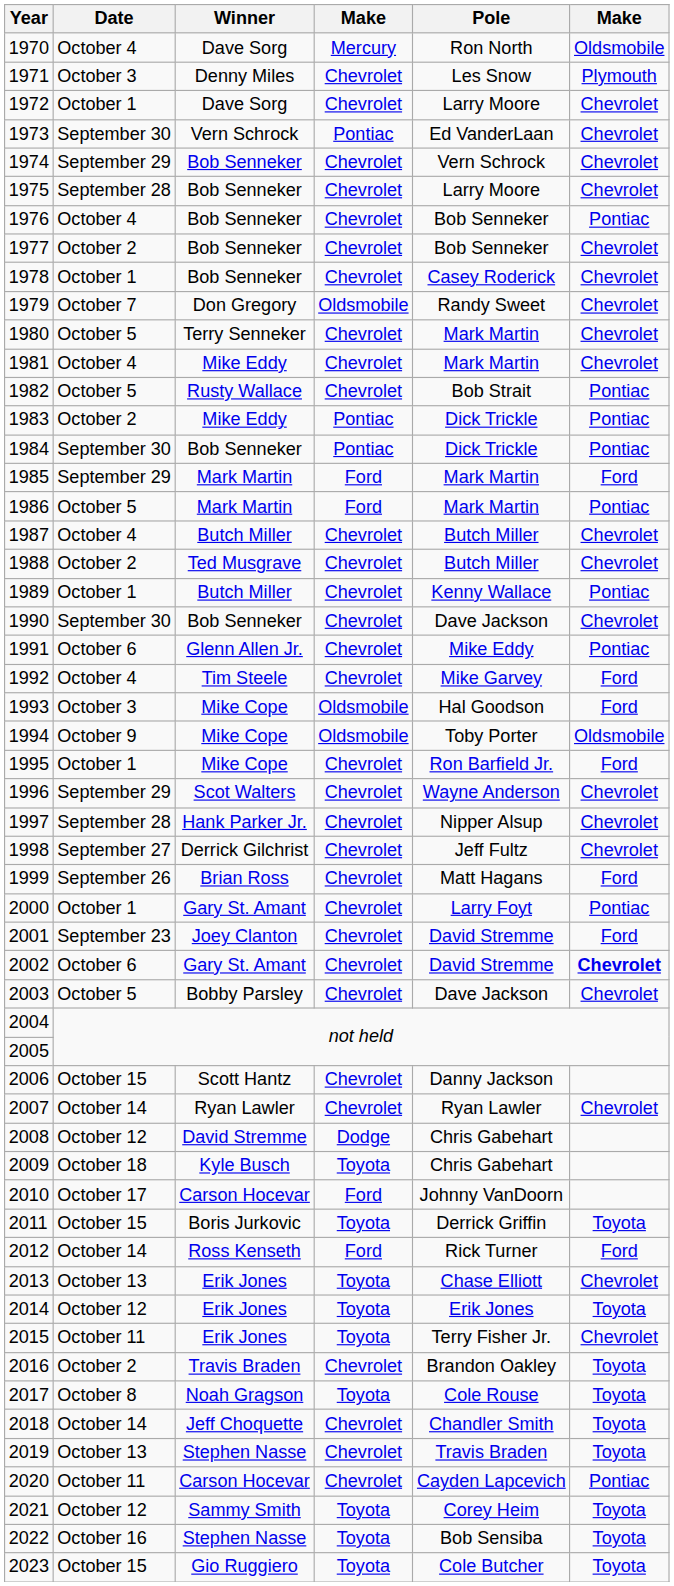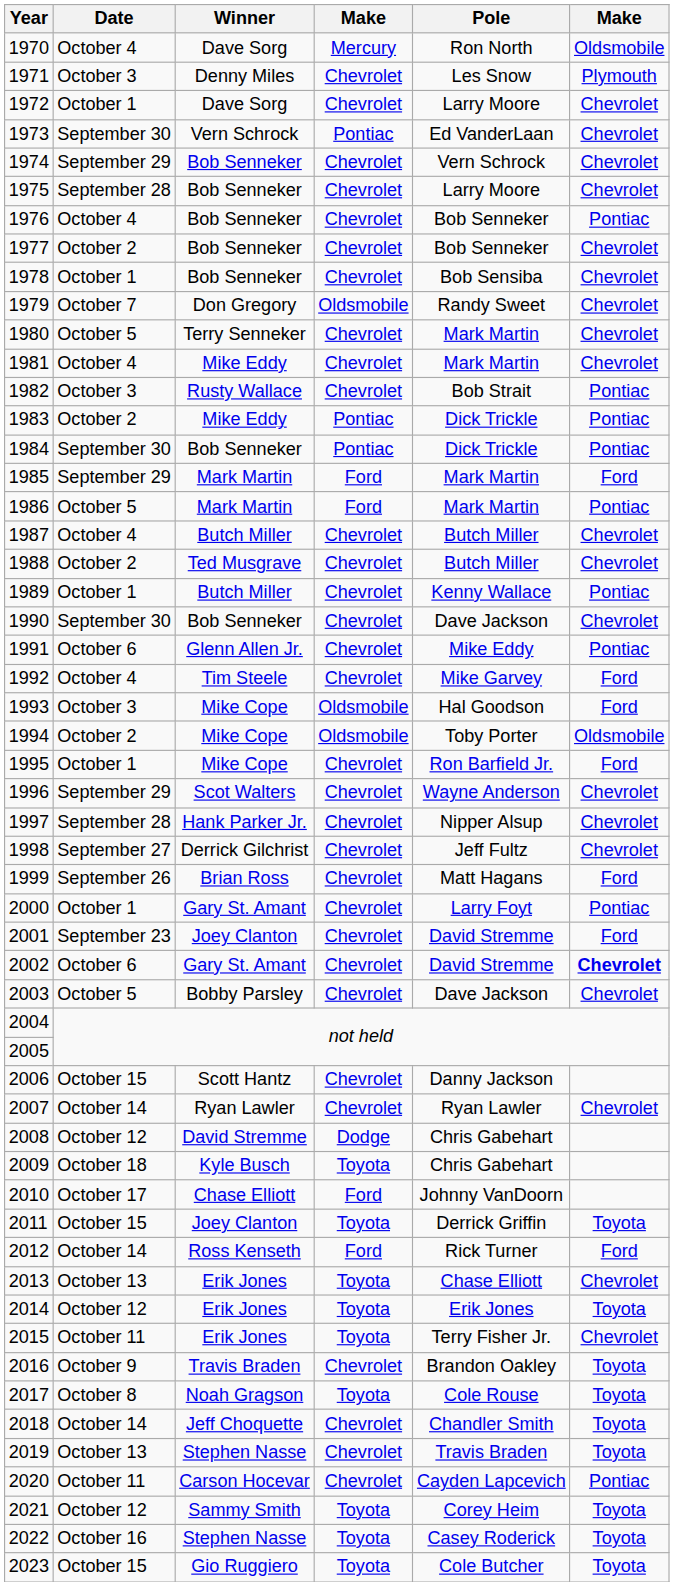(491, 276) Casey Roderick -> (491, 276) Bob Sensiba
(97, 391) October 5 -> (97, 391) October 3
(97, 735) October 9 -> (97, 735) October 2
(245, 1194) Carson Hocevar -> (245, 1194) Chase Elliott
(245, 1223) Boris Jurkovic -> (245, 1223) Joey Clanton
(97, 1366) October 2 -> (97, 1366) October 9
(491, 1538) Bob Sensiba -> (491, 1538) Casey Roderick
